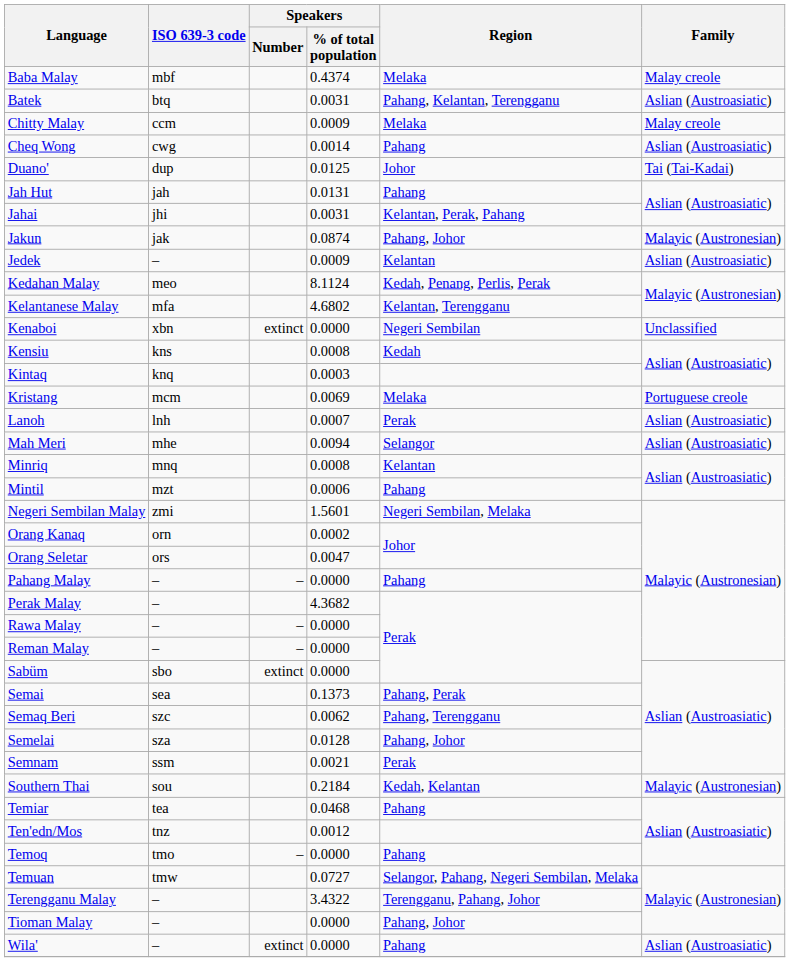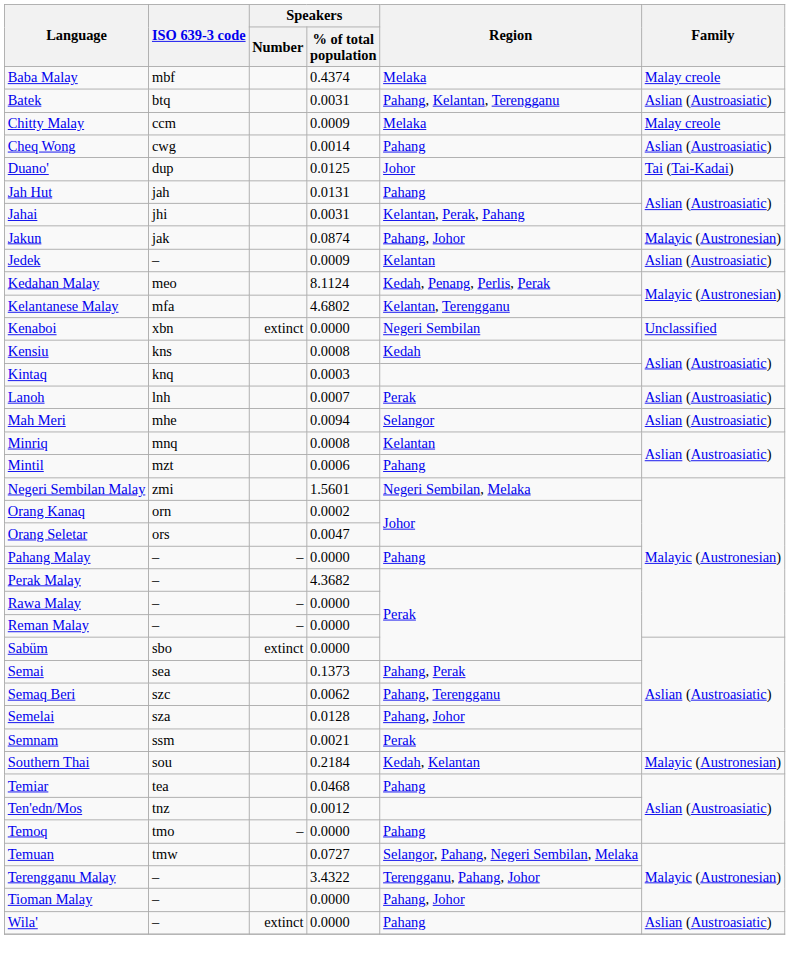- row: (33, 397)
